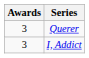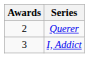(24, 28) 3 -> (24, 28) 2
